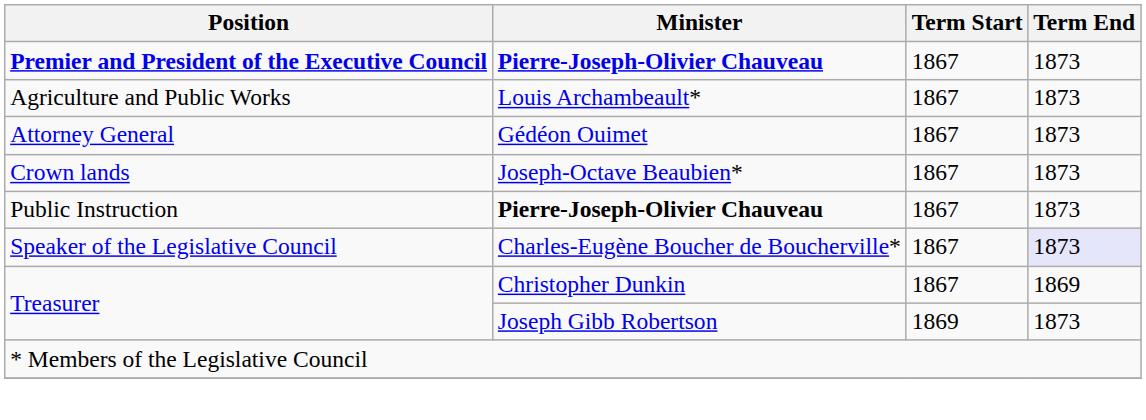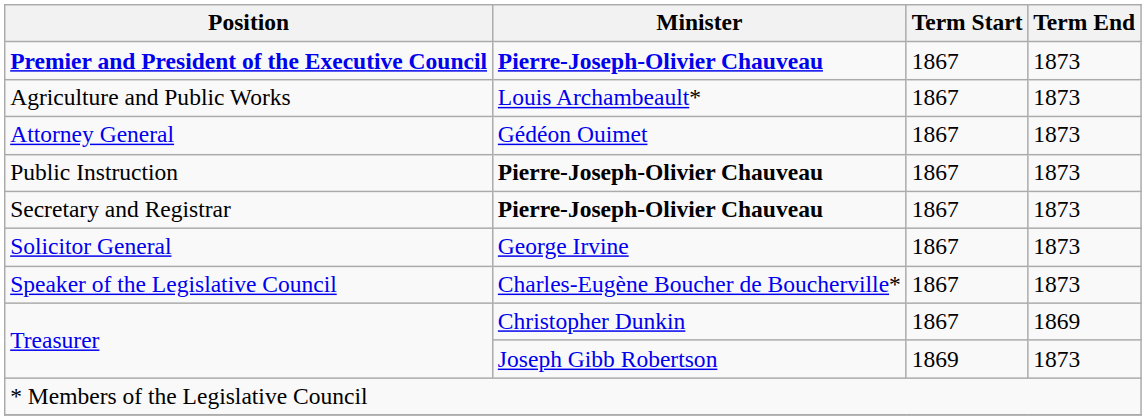- row: (70, 172)
+ row: (121, 209)
+ row: (91, 246)
(1057, 246) lavender background -> (1057, 284) no background
